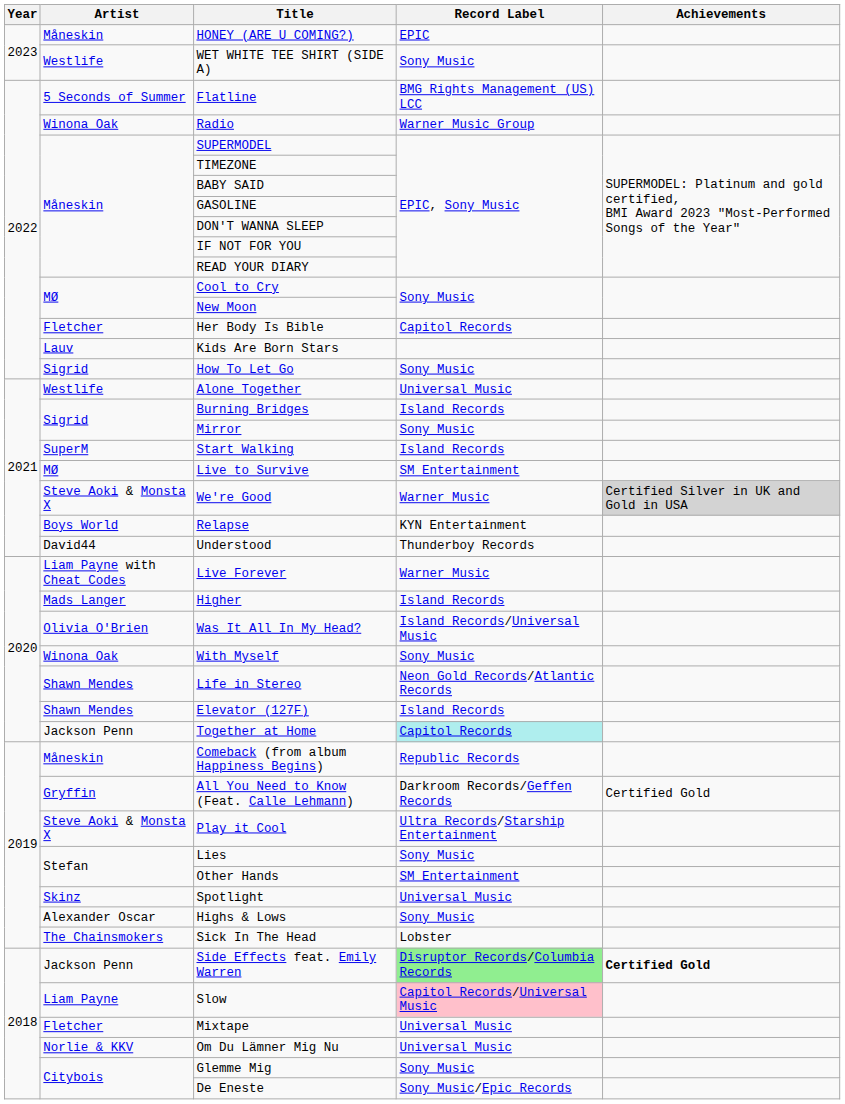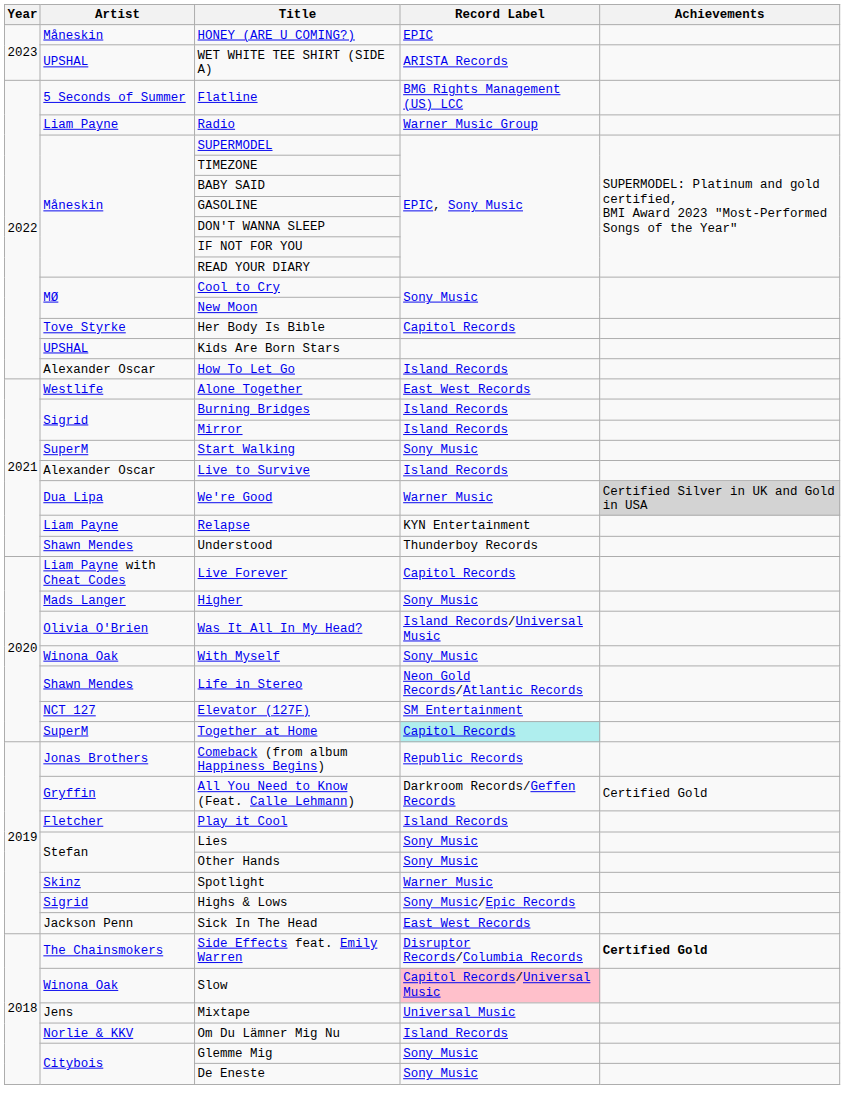(73, 63) Westlife -> (66, 63) UPSHAL
(437, 63) Sony Music -> (456, 63) ARISTA Records
(81, 125) Winona Oak -> (81, 125) Liam Payne
(73, 328) Fletcher -> (85, 328) Tove Styrke
(58, 349) Lauv -> (66, 349) UPSHAL
(66, 369) Sigrid -> (100, 369) Alexander Oscar
(437, 369) Sony Music -> (456, 369) Island Records
(456, 389) Universal Music -> (467, 389) East West Records
(437, 430) Sony Music -> (456, 430) Island Records
(452, 450) Island Records -> (441, 450) Sony Music
(51, 471) MØ -> (100, 471) Alexander Oscar
(459, 471) SM Entertainment -> (456, 471) Island Records
(115, 498) Steve Aoki & Monsta X -> (73, 498) Dua Lipa
(81, 526) Boys World -> (81, 526) Liam Payne
(70, 546) David44 -> (88, 546) Shawn Mendes
(445, 574) Warner Music -> (459, 574) Capitol Records
(452, 601) Island Records -> (441, 601) Sony Music
(88, 711) Shawn Mendes -> (70, 711) NCT 127
(452, 711) Island Records -> (463, 711) SM Entertainment
(88, 732) Jackson Penn -> (66, 732) SuperM
(73, 759) Måneskin -> (96, 759) Jonas Brothers
(115, 829) Steve Aoki & Monsta X -> (73, 821) Fletcher
(482, 829) Ultra Records/Starship Entertainment -> (456, 821) Island Records
(459, 876) SM Entertainment -> (441, 862) Sony Music
(456, 897) Universal Music -> (448, 882) Warner Music
(100, 917) Alexander Oscar -> (66, 903) Sigrid
(437, 917) Sony Music -> (489, 903) Sony Music/Epic Records
(103, 938) The Chainsmokers -> (88, 923) Jackson Penn
(426, 938) Lobster -> (467, 923) East West Records
(88, 965) Jackson Penn -> (103, 951) The Chainsmokers
(497, 965) lightgreen background -> (493, 951) no background
(81, 1000) Liam Payne -> (81, 985) Winona Oak
(73, 1027) Fletcher -> (58, 1013) Jens
(456, 1048) Universal Music -> (456, 1033) Island Records
(486, 1088) Sony Music/Epic Records -> (441, 1074) Sony Music
